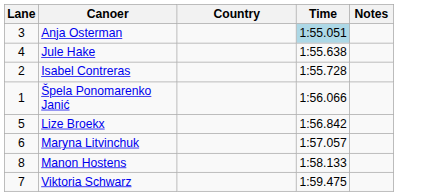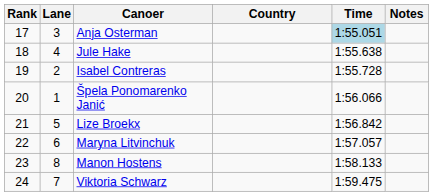+ column: (22, 14)
